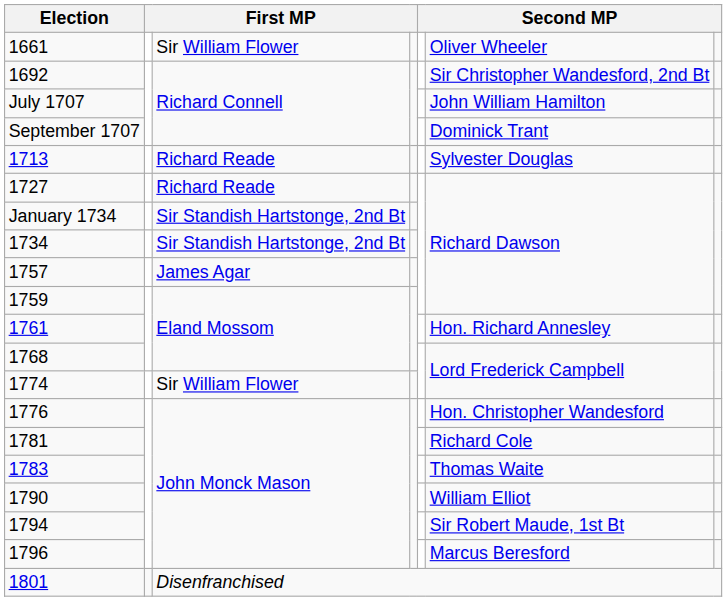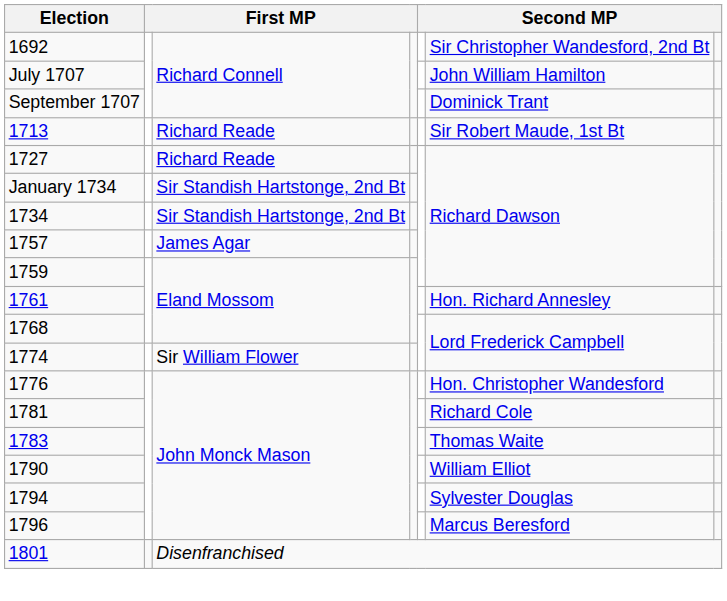- row: (28, 46)
(501, 159) Sylvester Douglas -> (527, 131) Sir Robert Maude, 1st Bt
(527, 525) Sir Robert Maude, 1st Bt -> (501, 497) Sylvester Douglas
